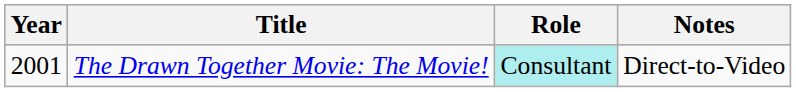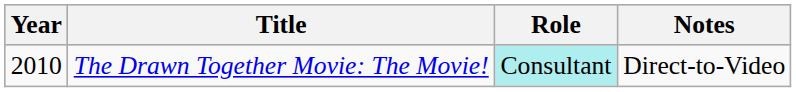(36, 65) 2001 -> (36, 65) 2010
